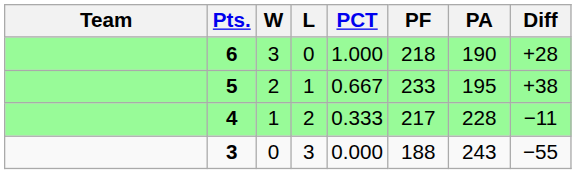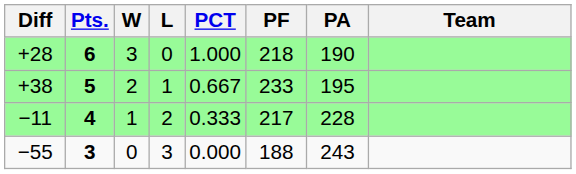columns swapped: (106, 20) <-> (540, 20)
